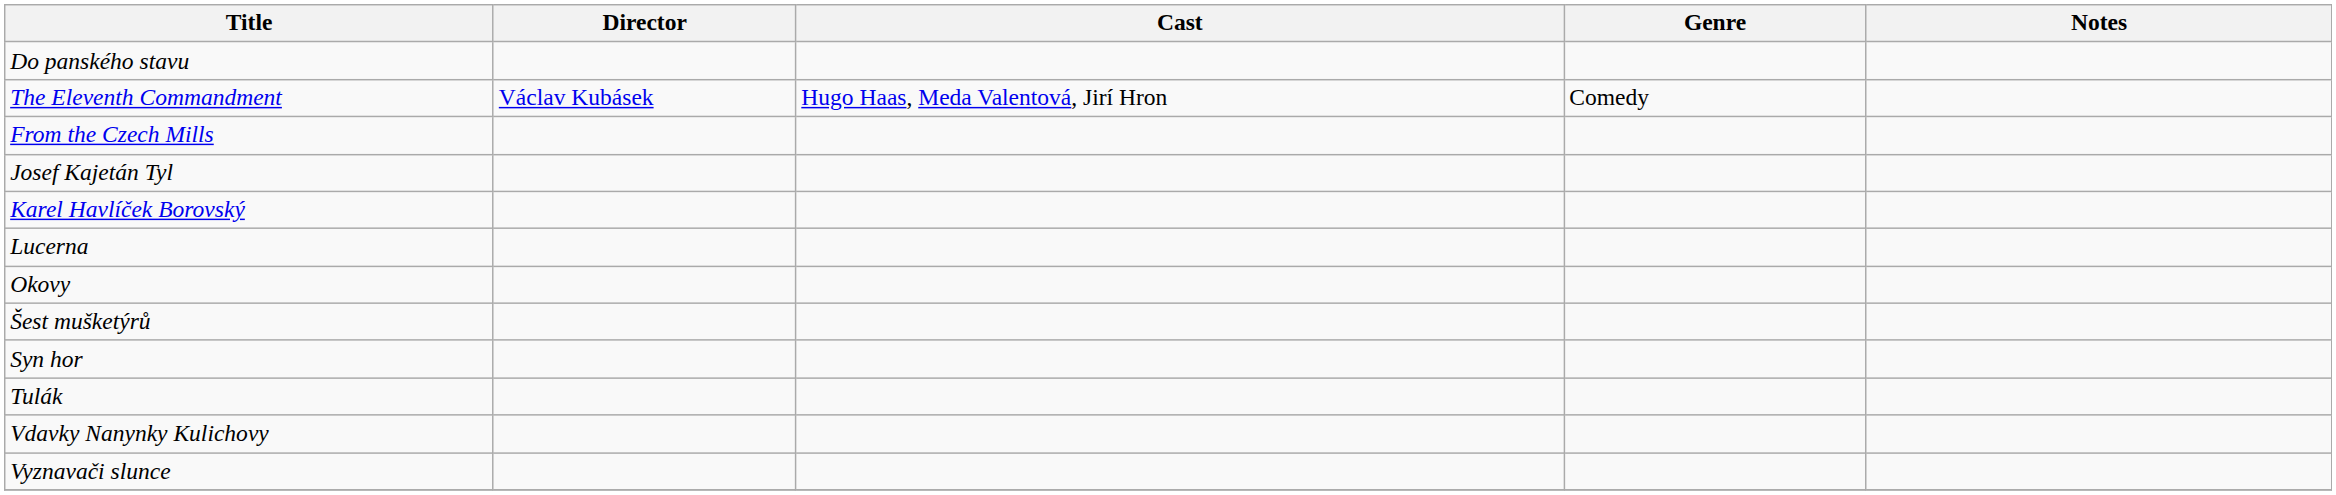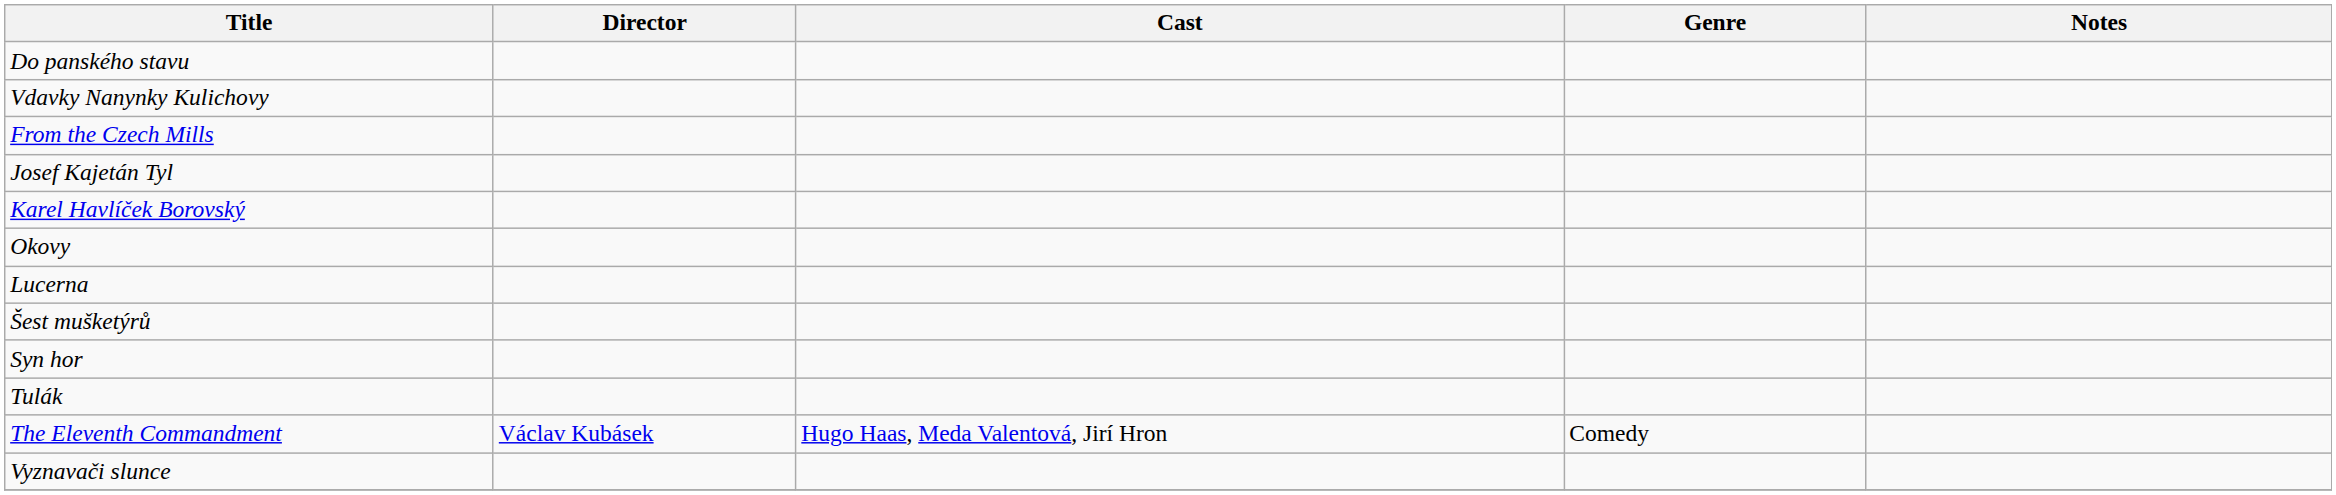rows swapped: (146, 97) <-> (139, 433)
rows swapped: (49, 246) <-> (40, 284)
